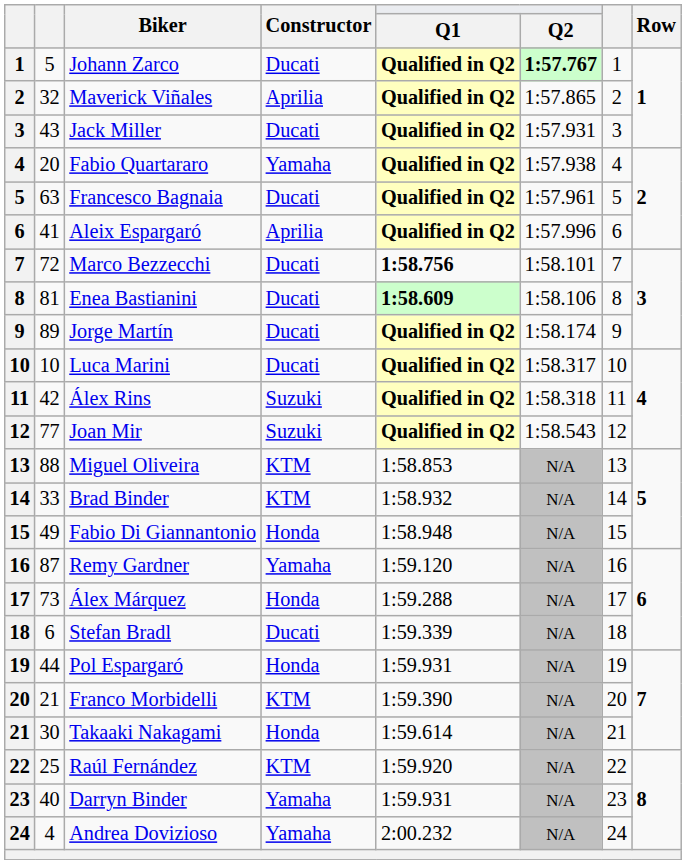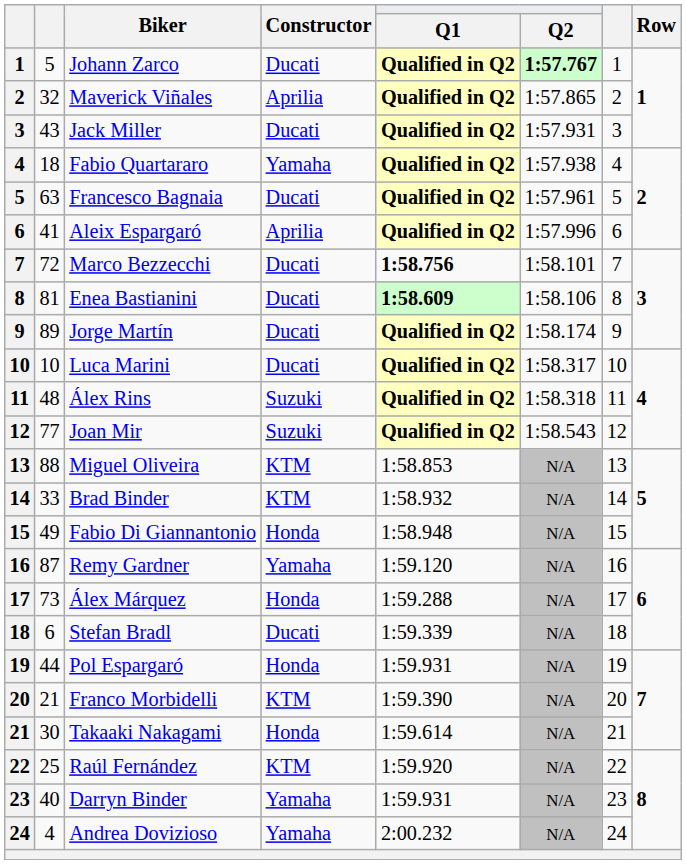(50, 164) 20 -> (50, 164) 18
(50, 398) 42 -> (50, 398) 48
